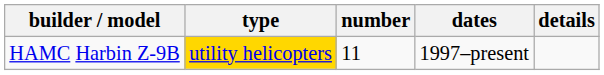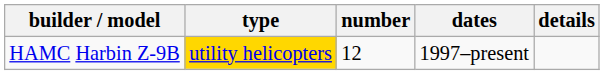(351, 52) 11 -> (351, 52) 12
